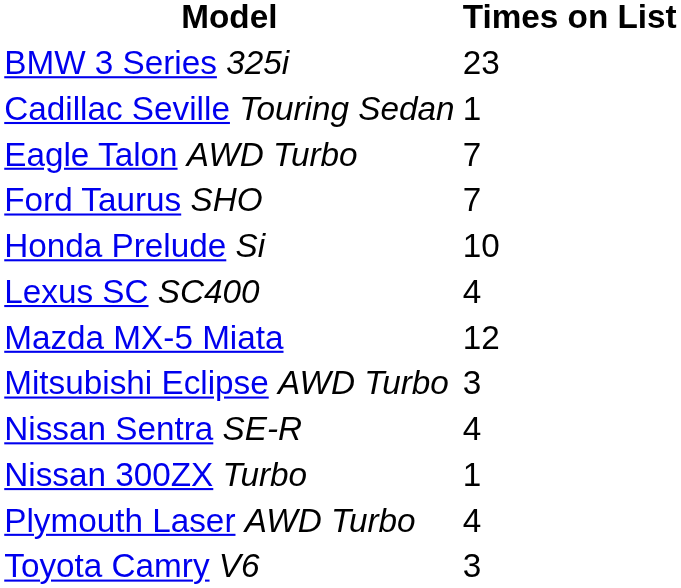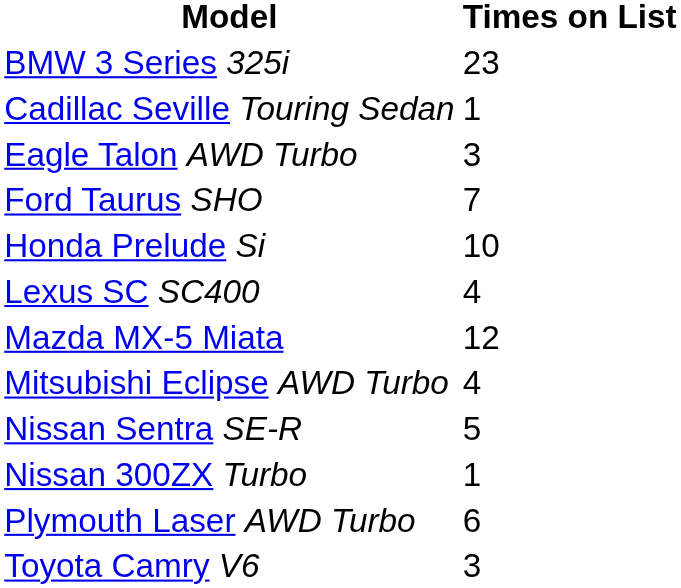(472, 154) 7 -> (472, 154) 3
(472, 383) 3 -> (472, 383) 4
(472, 429) 4 -> (472, 429) 5
(472, 520) 4 -> (472, 520) 6
